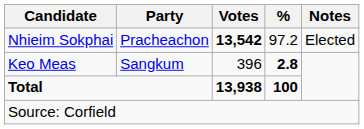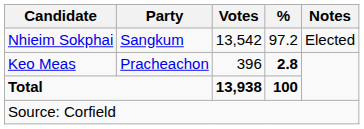(165, 40) Pracheachon -> (152, 40) Sangkum
(239, 40) bold -> (239, 40) normal
(152, 64) Sangkum -> (165, 64) Pracheachon
